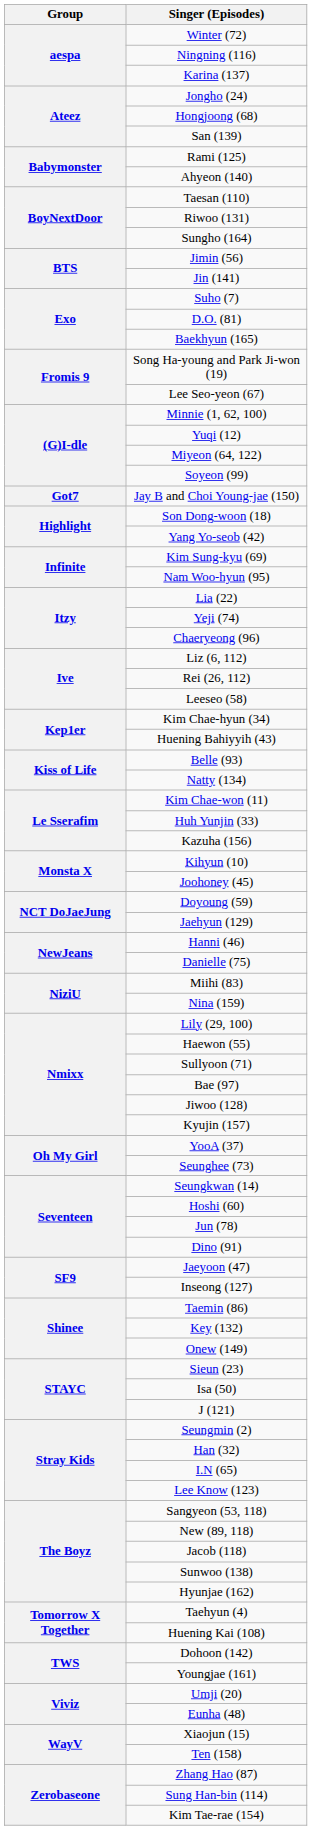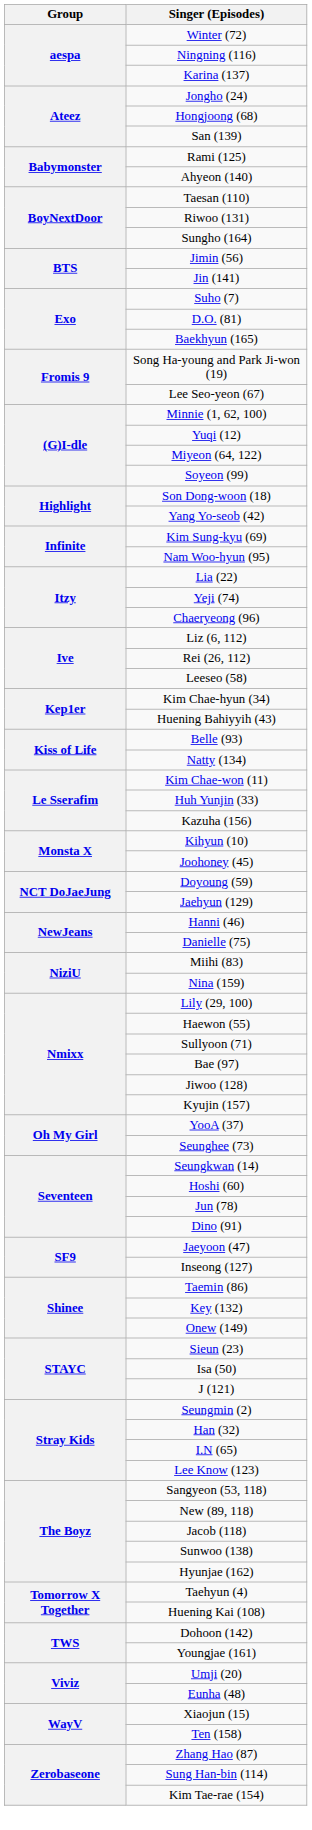- row: (216, 495)
